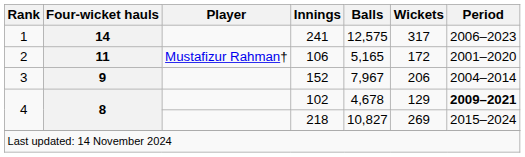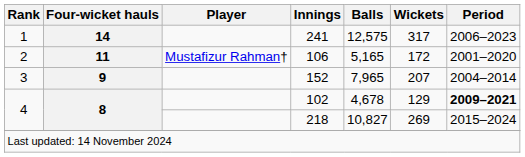(367, 78) 7,967 -> (367, 78) 7,965
(419, 78) 206 -> (419, 78) 207
